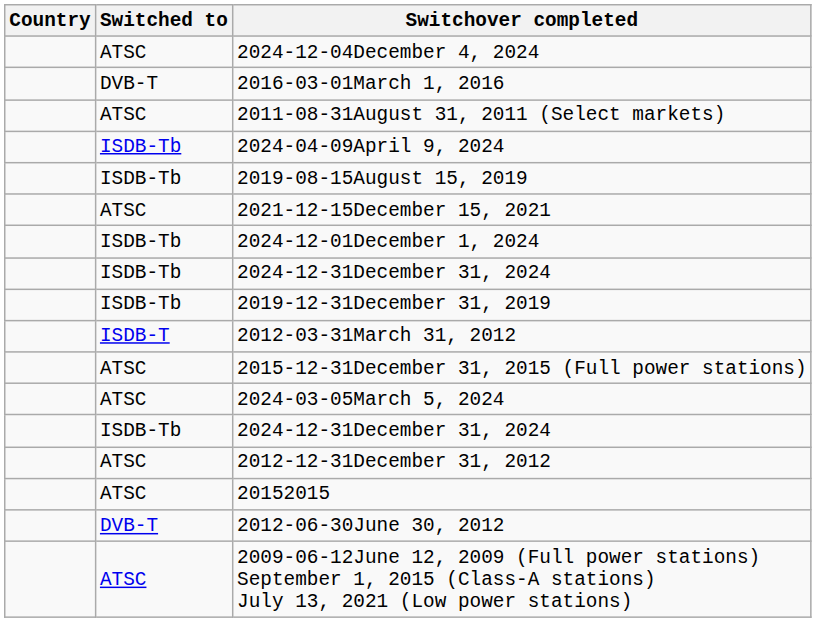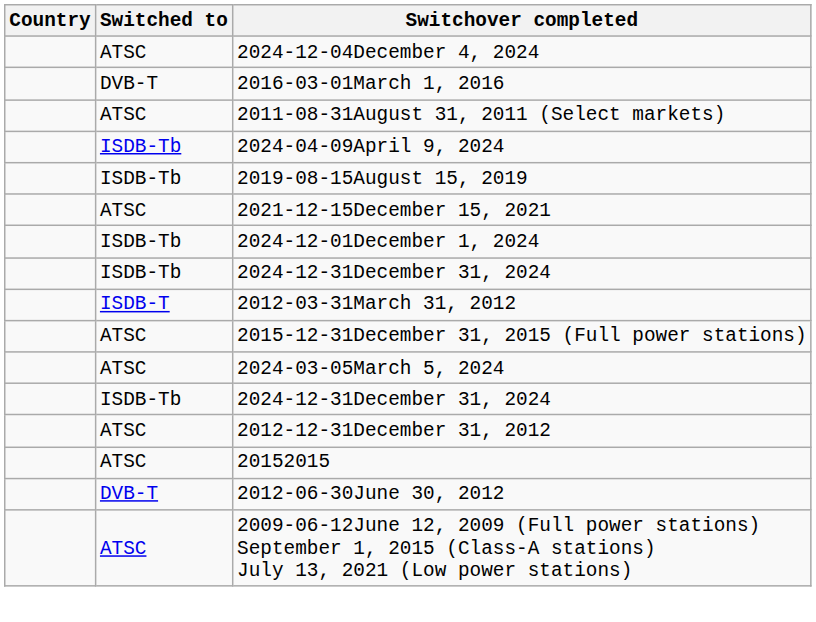- row: (141, 305)
